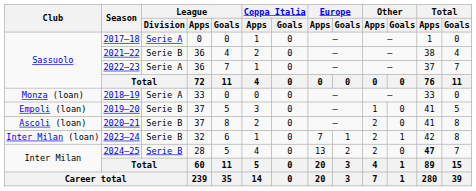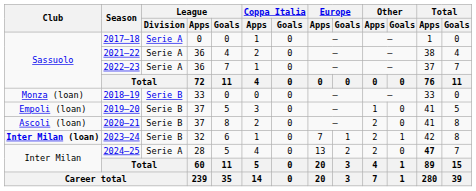(164, 53) Serie B -> (164, 53) Serie A
(164, 95) Serie A -> (164, 95) Serie B
(53, 137) normal -> (53, 137) bold
(164, 151) Serie B -> (164, 151) Serie A
